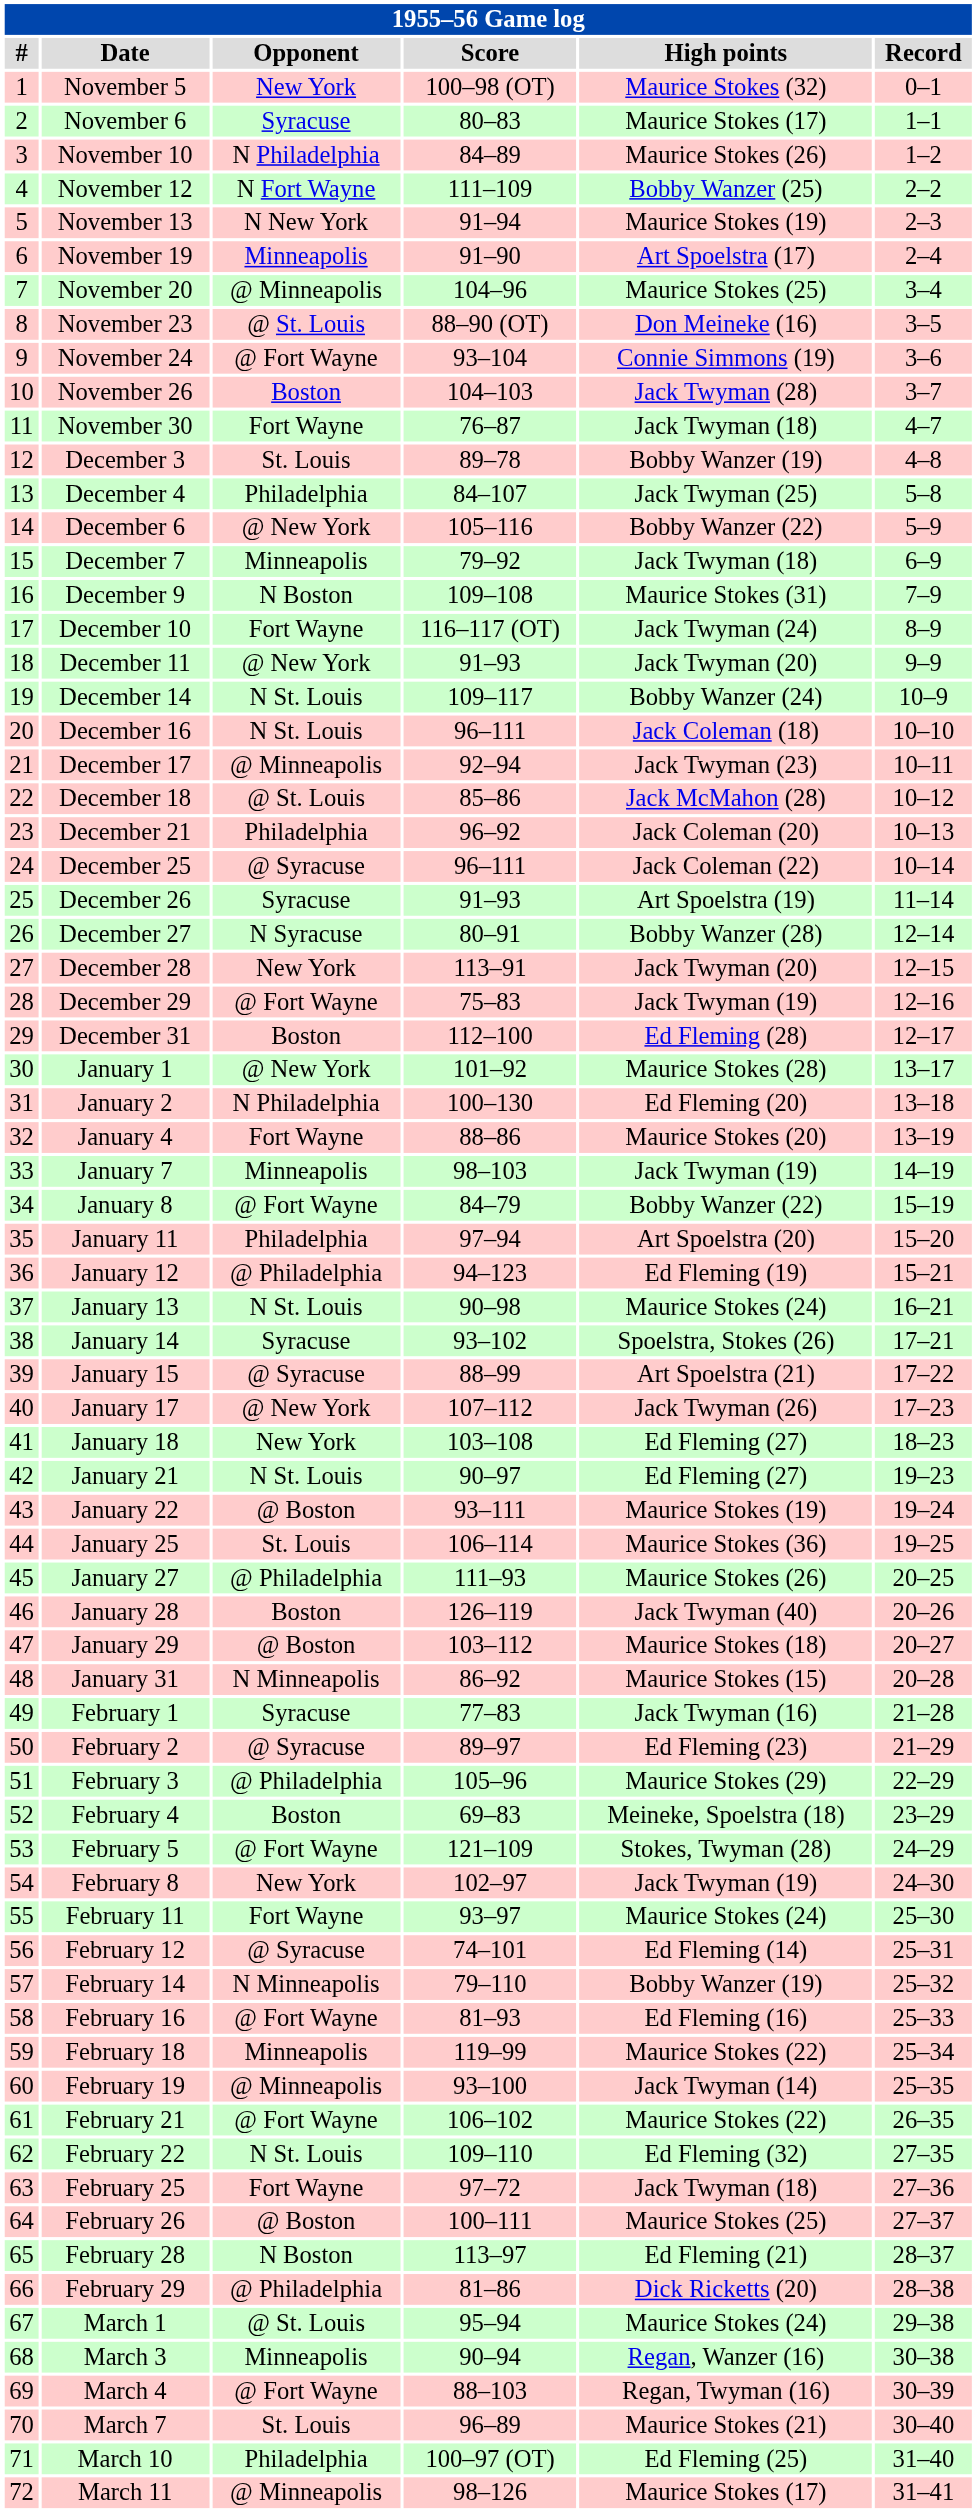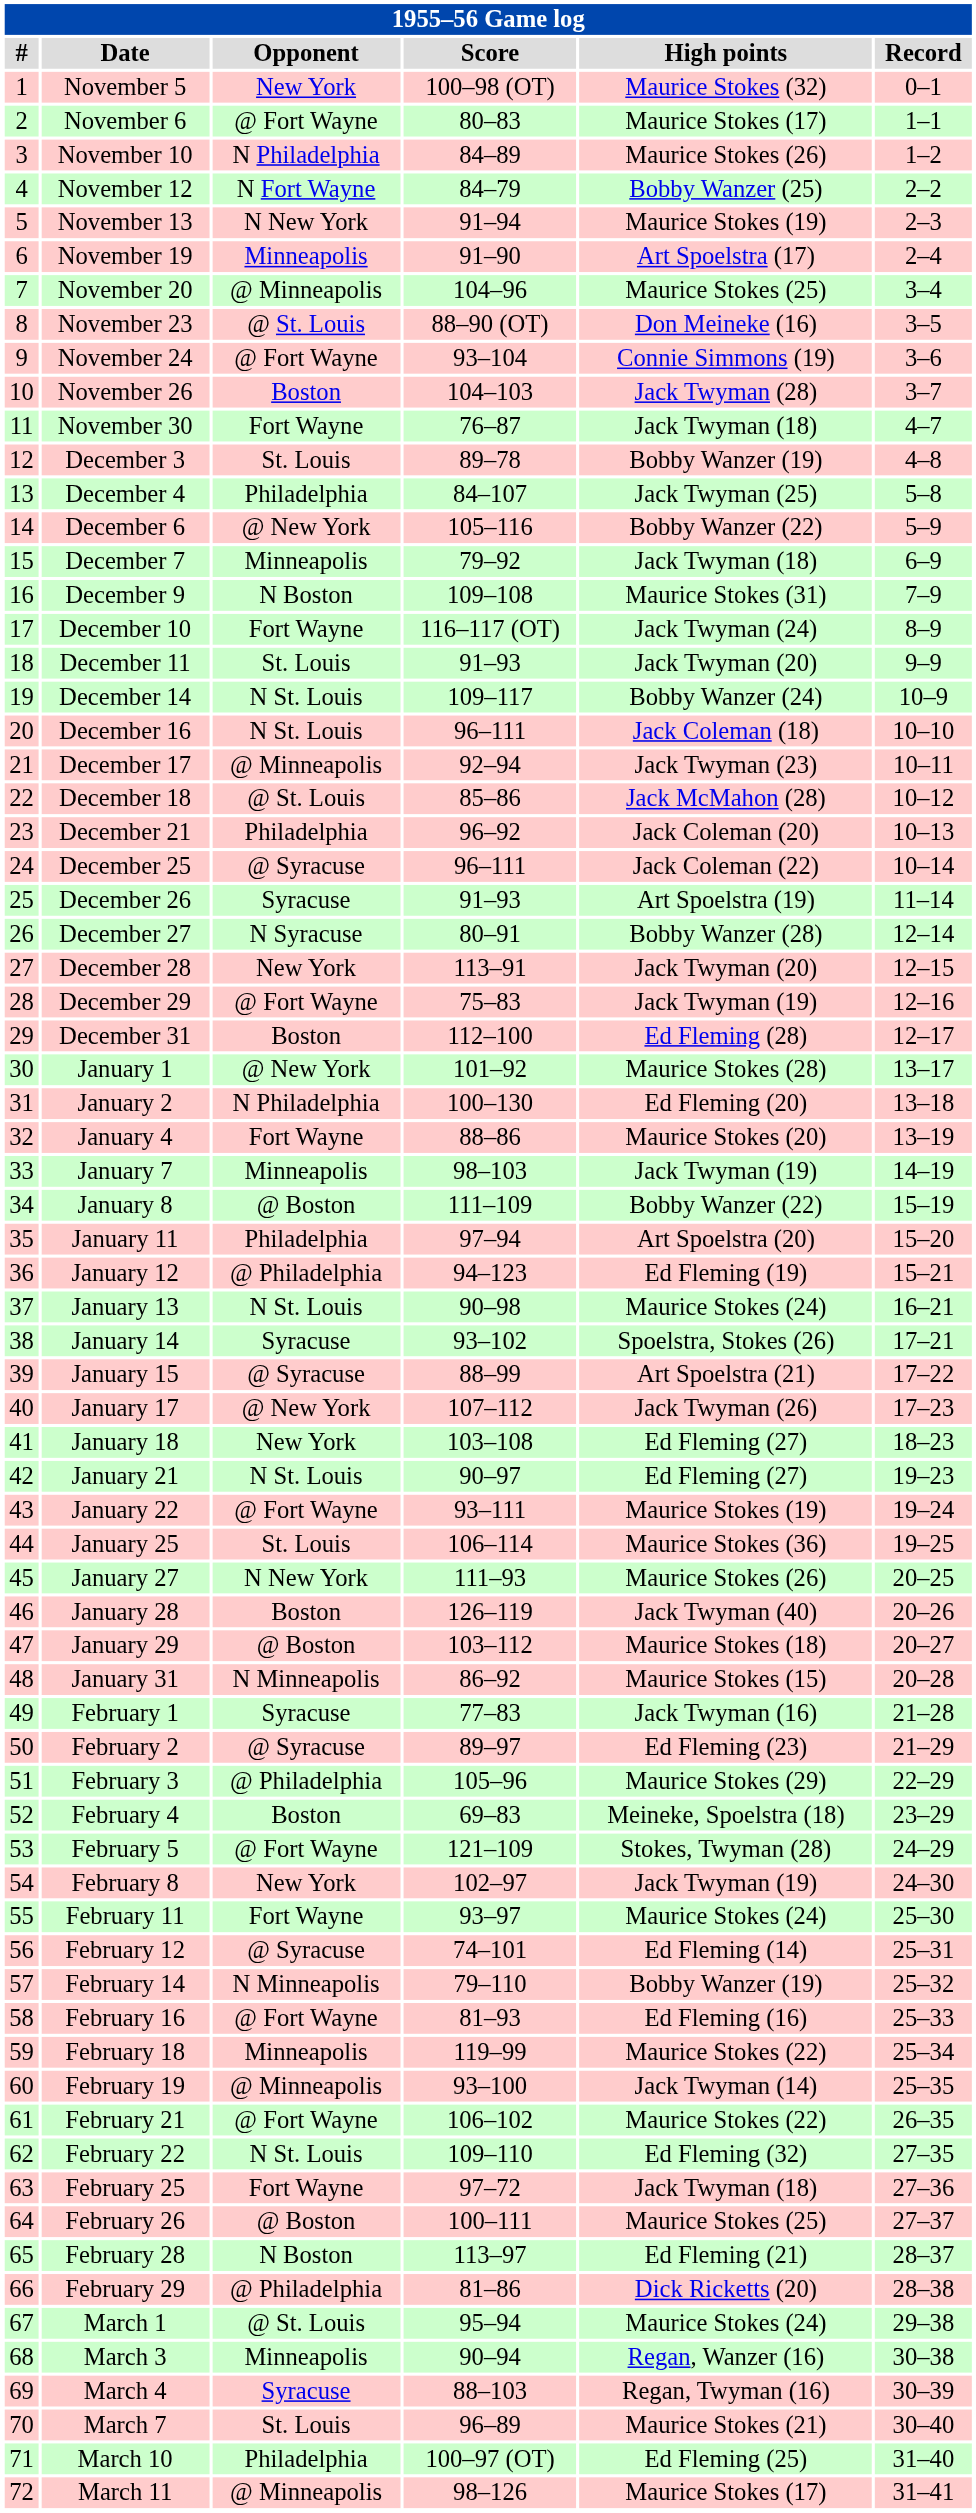(306, 120) Syracuse -> (306, 120) @ Fort Wayne
(490, 188) 111–109 -> (490, 188) 84–79
(306, 662) @ New York -> (306, 662) St. Louis
(306, 1205) @ Fort Wayne -> (306, 1205) @ Boston
(490, 1205) 84–79 -> (490, 1205) 111–109
(306, 1509) @ Boston -> (306, 1509) @ Fort Wayne
(306, 1577) @ Philadelphia -> (306, 1577) N New York
(306, 2390) @ Fort Wayne -> (306, 2390) Syracuse
